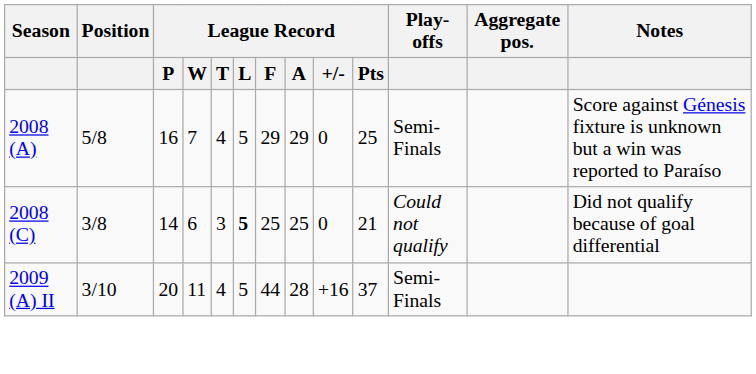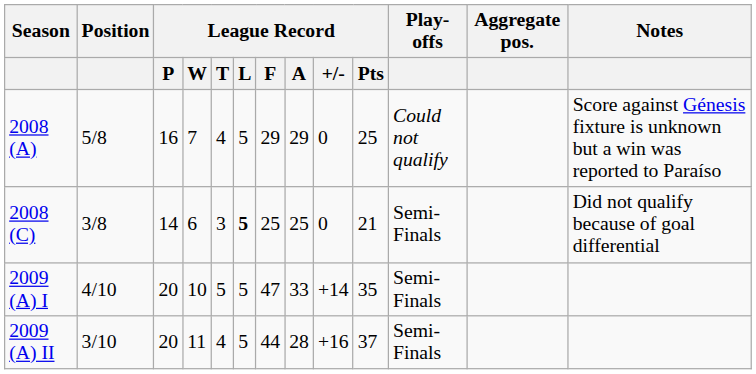(417, 137) Semi-Finals -> (420, 137) Could not qualify
(420, 224) Could not qualify -> (417, 224) Semi-Finals
+ row: (29, 288)
